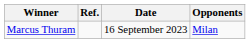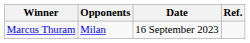columns swapped: (217, 13) <-> (90, 13)
